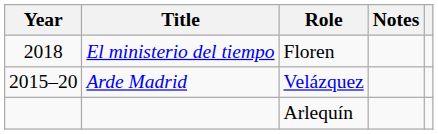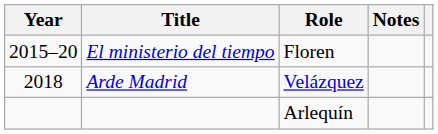(43, 50) 2018 -> (43, 50) 2015–20
(43, 81) 2015–20 -> (43, 81) 2018
